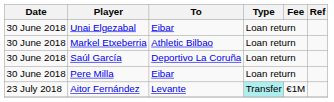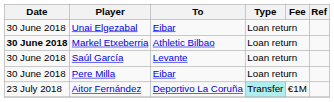(36, 43) normal -> (37, 43) bold
(196, 58) Deportivo La Coruña -> (170, 58) Levante
(169, 89) Levante -> (198, 89) Deportivo La Coruña
